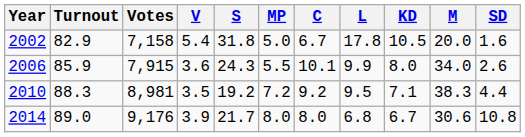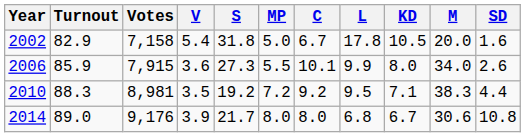(236, 68) 24.3 -> (236, 68) 27.3
